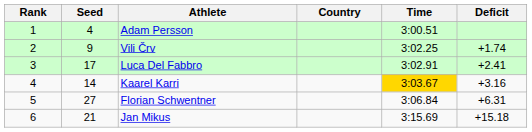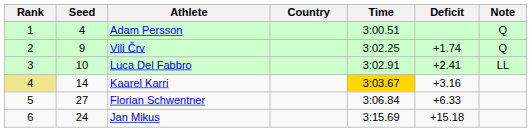+ column: (503, 13)
(90, 65) 17 -> (82, 65) 10
(33, 83) no background -> (30, 83) khaki background
(492, 100) +6.31 -> (447, 100) +6.33
(90, 118) 21 -> (82, 118) 24
